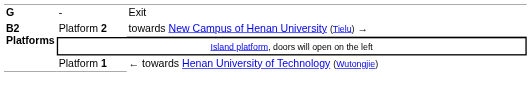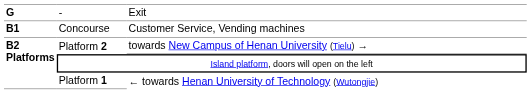+ row: (84, 29)
